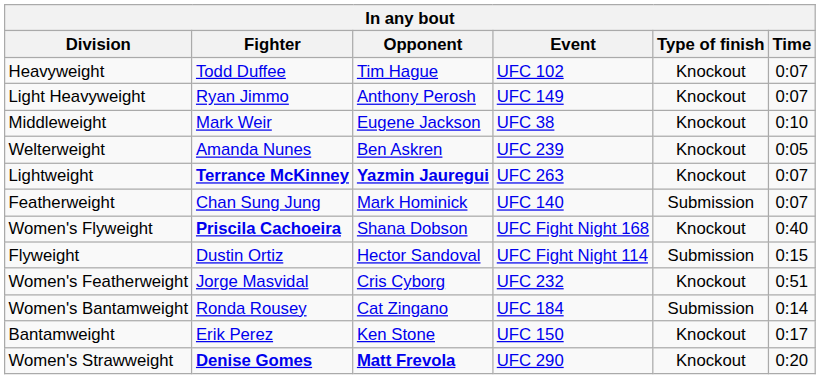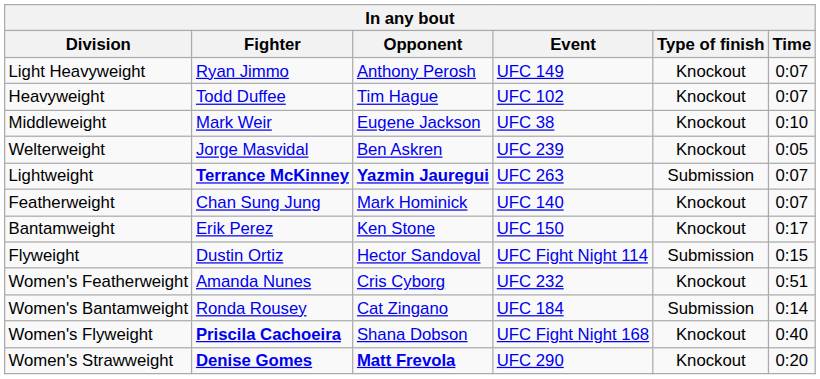rows swapped: (56, 70) <-> (77, 96)
(254, 149) Amanda Nunes -> (252, 149) Jorge Masvidal
(711, 176) Knockout -> (711, 176) Submission
(711, 202) Submission -> (711, 202) Knockout
rows swapped: (62, 334) <-> (81, 228)
(252, 281) Jorge Masvidal -> (254, 281) Amanda Nunes
